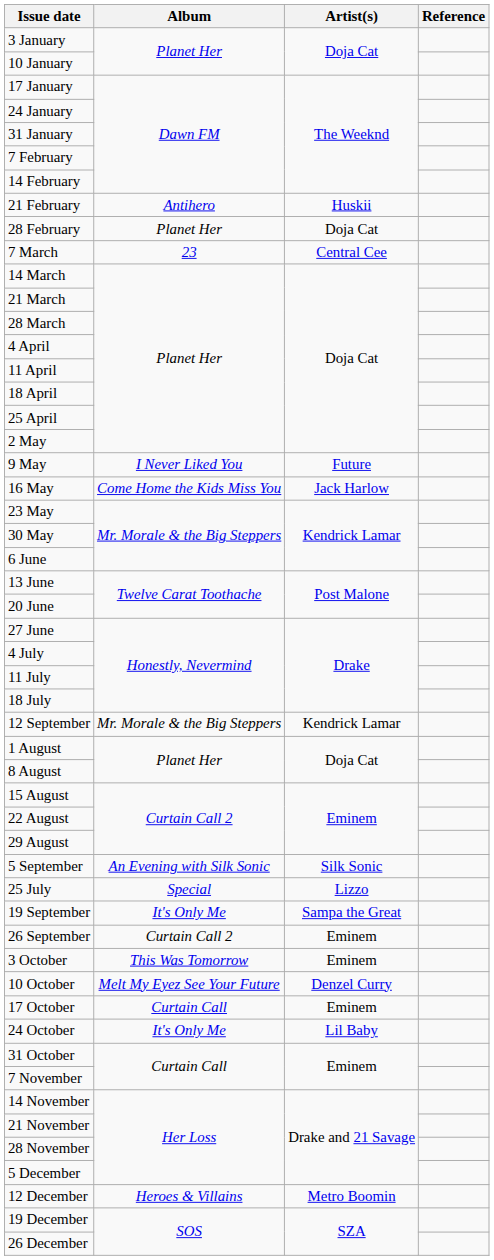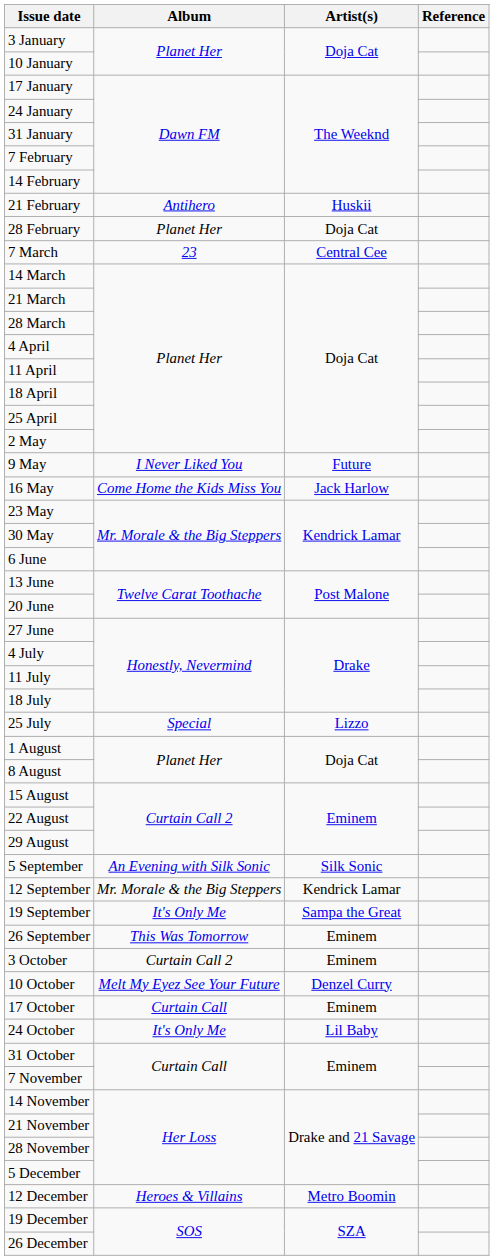rows swapped: (30, 889) <-> (49, 724)
(189, 936) Curtain Call 2 -> (189, 936) This Was Tomorrow
(189, 960) This Was Tomorrow -> (189, 960) Curtain Call 2
